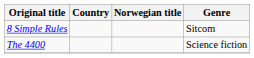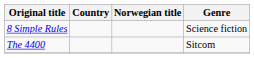(201, 28) Sitcom -> (217, 28) Science fiction
(217, 45) Science fiction -> (201, 45) Sitcom
